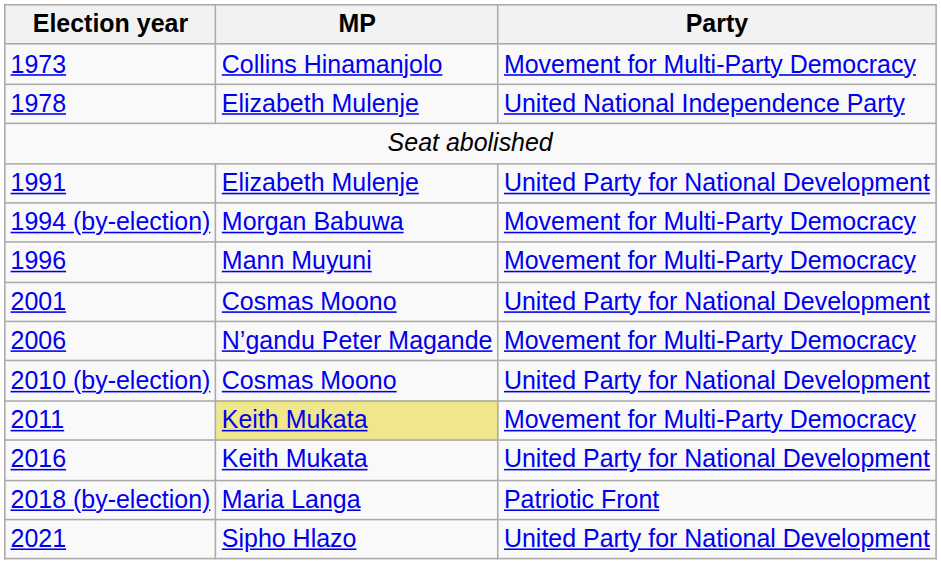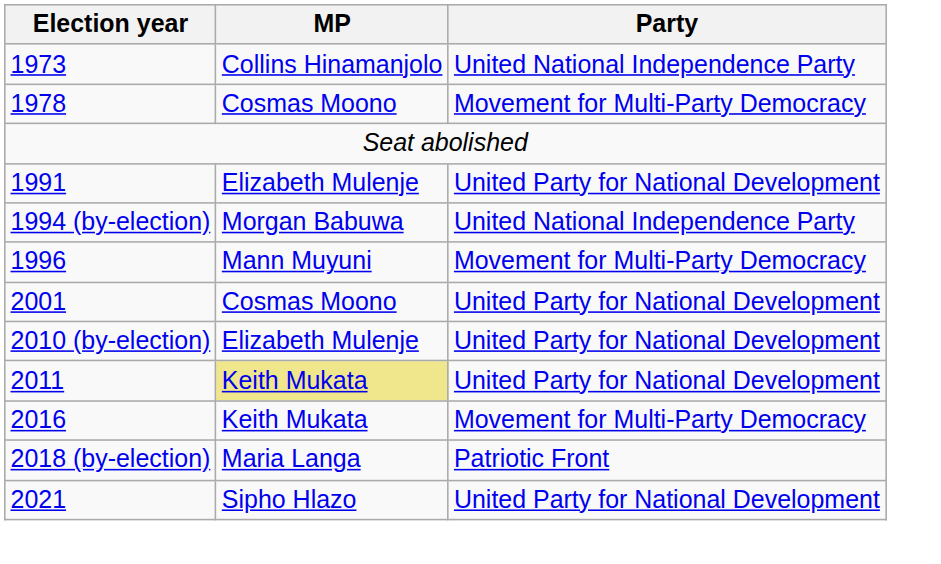(710, 63) Movement for Multi-Party Democracy -> (654, 63) United National Independence Party
(320, 103) Elizabeth Mulenje -> (309, 103) Cosmas Moono
(704, 103) United National Independence Party -> (660, 103) Movement for Multi-Party Democracy
(710, 222) Movement for Multi-Party Democracy -> (654, 222) United National Independence Party
- row: (38, 340)
(309, 380) Cosmas Moono -> (320, 340) Elizabeth Mulenje
(710, 420) Movement for Multi-Party Democracy -> (667, 380) United Party for National Development
(717, 459) United Party for National Development -> (660, 420) Movement for Multi-Party Democracy
